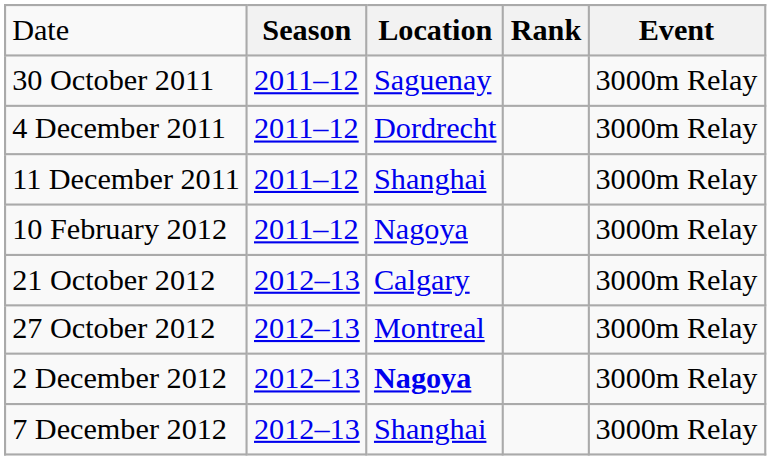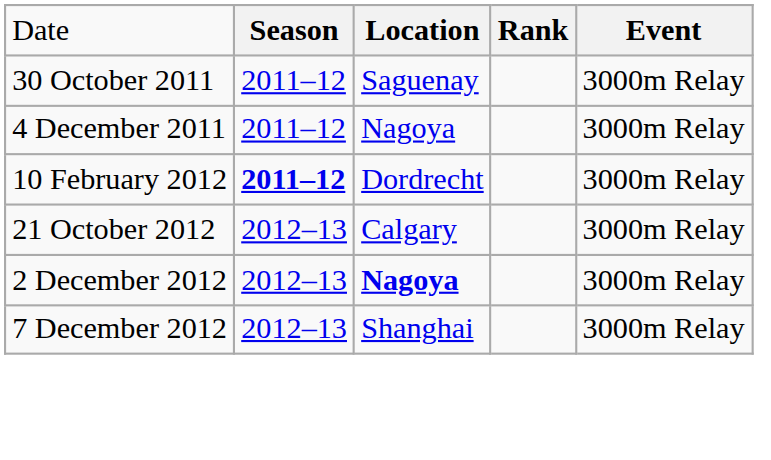(435, 129) Dordrecht -> (408, 129) Nagoya
- row: (126, 179)
(306, 229) normal -> (293, 179) bold
(421, 229) Nagoya -> (422, 179) Dordrecht
- row: (114, 329)
